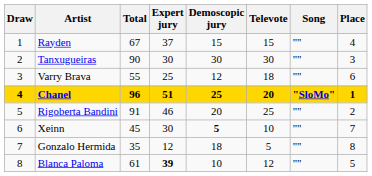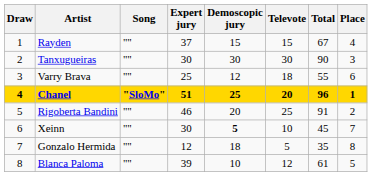columns swapped: (314, 19) <-> (135, 19)
(168, 163) bold -> (186, 163) normal
